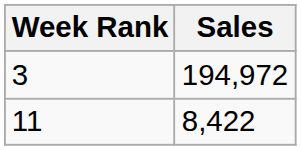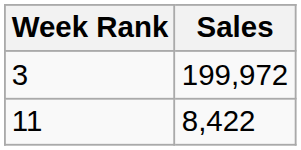(235, 74) 194,972 -> (235, 74) 199,972
